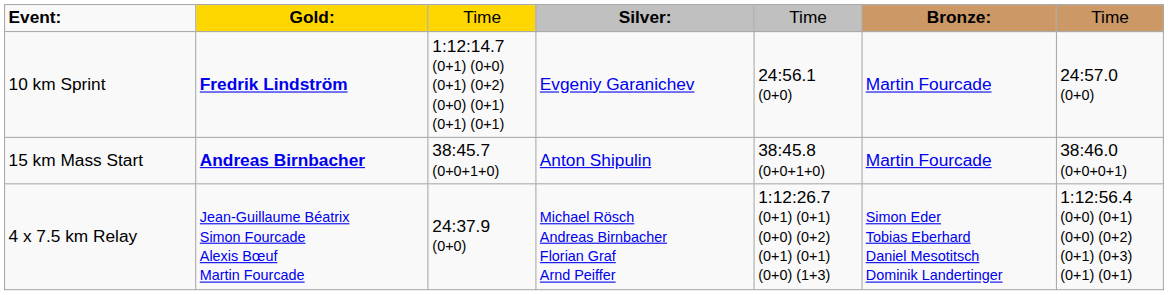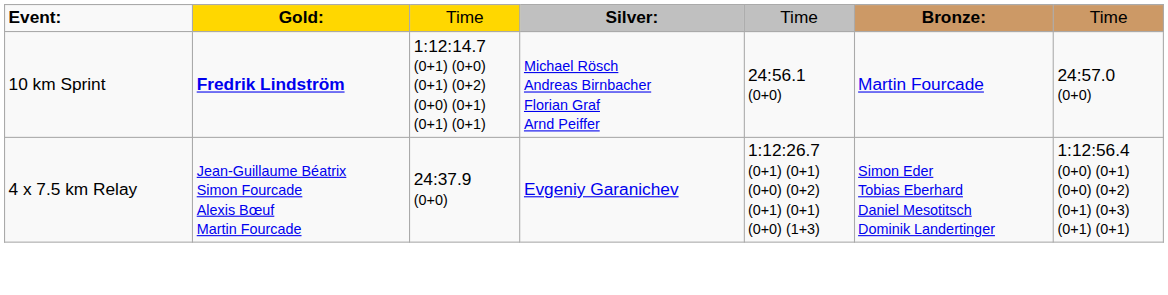(617, 84) Evgeniy Garanichev -> (588, 95) Michael Rösch Andreas Birnbacher Florian Graf Arnd Peiffer
- row: (76, 160)
(603, 247) Michael Rösch Andreas Birnbacher Florian Graf Arnd Peiffer -> (601, 189) Evgeniy Garanichev
